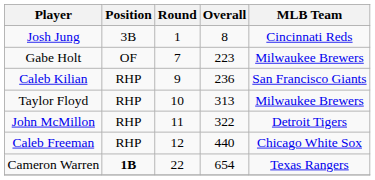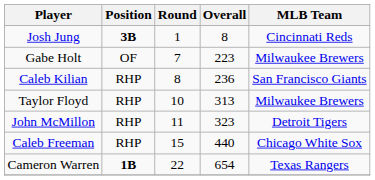(128, 36) normal -> (128, 36) bold
(177, 79) 9 -> (177, 79) 8
(224, 121) 322 -> (224, 121) 323
(177, 143) 12 -> (177, 143) 15
